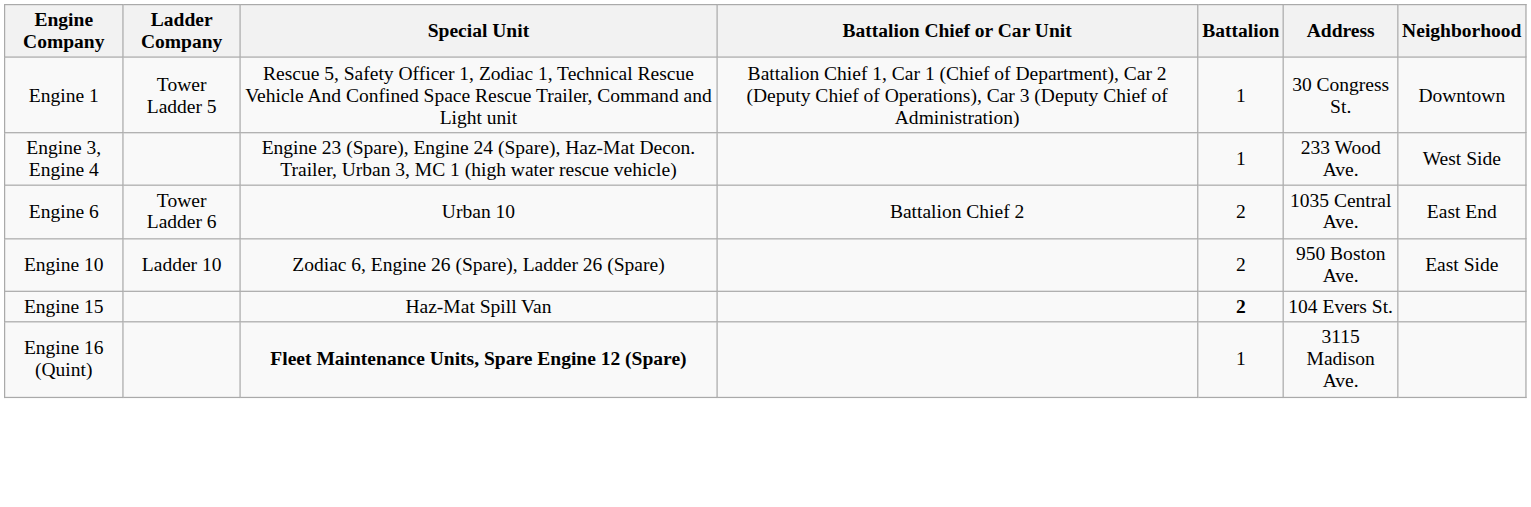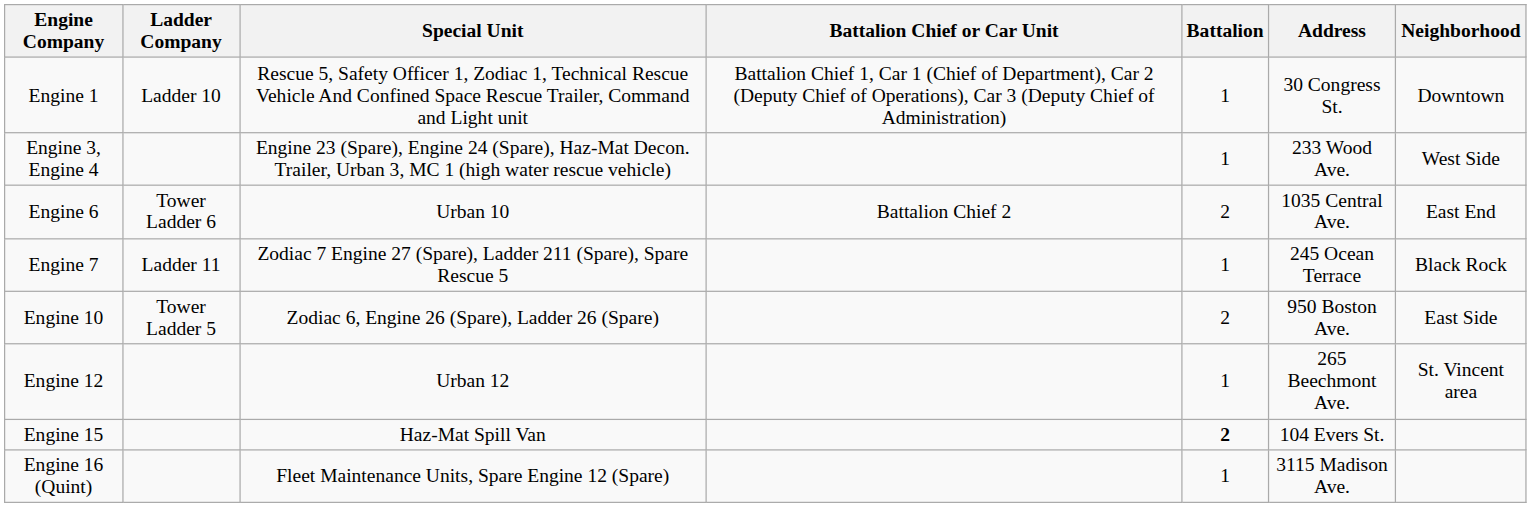(182, 94) Tower Ladder 5 -> (181, 94) Ladder 10
+ row: (64, 264)
(182, 264) Ladder 10 -> (181, 317) Tower Ladder 5
+ row: (64, 381)
(478, 359) bold -> (473, 476) normal
